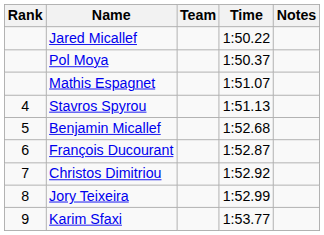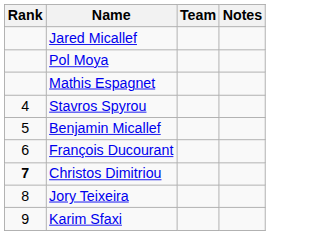- column: (246, 15)
(25, 173) normal -> (25, 173) bold
